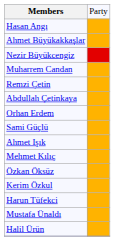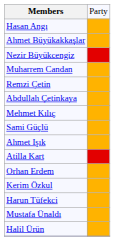rows swapped: (30, 113) <-> (31, 157)
+ row: (25, 157)
- row: (30, 171)
